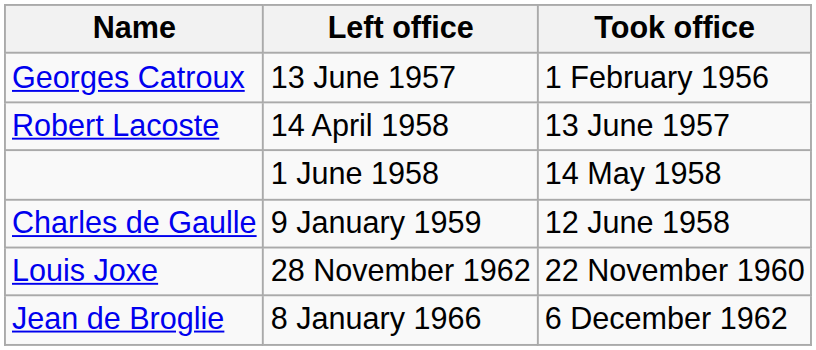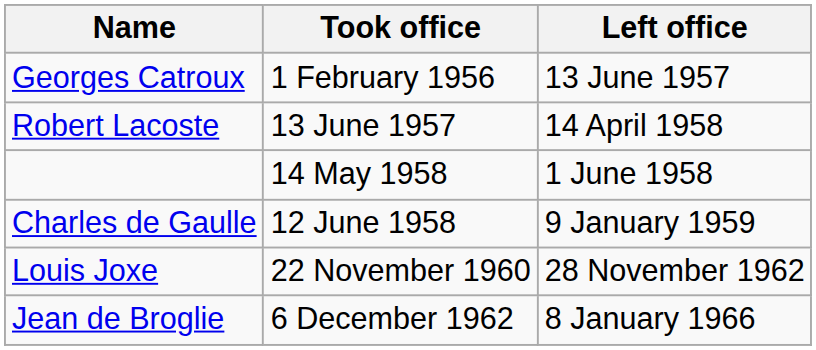columns swapped: (675, 28) <-> (401, 28)
